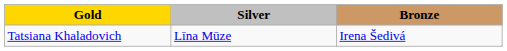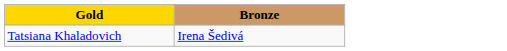- column: (254, 14)
